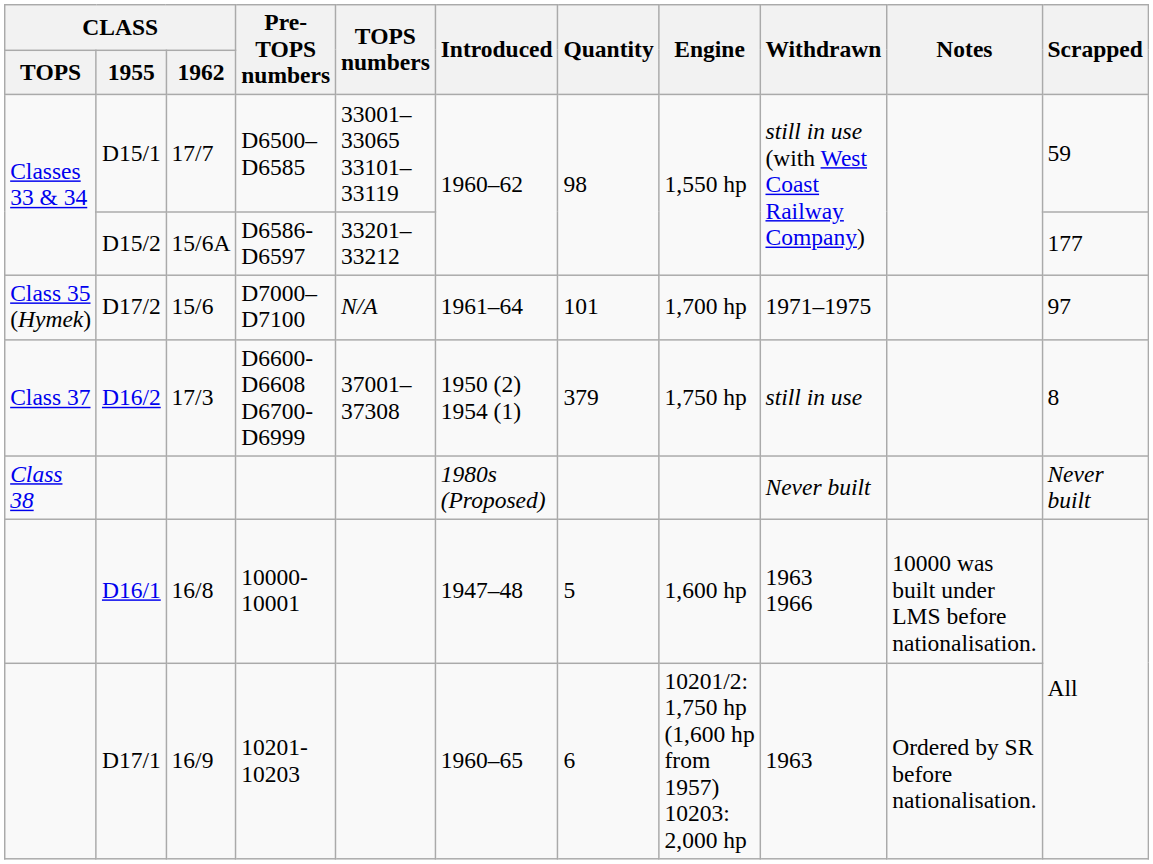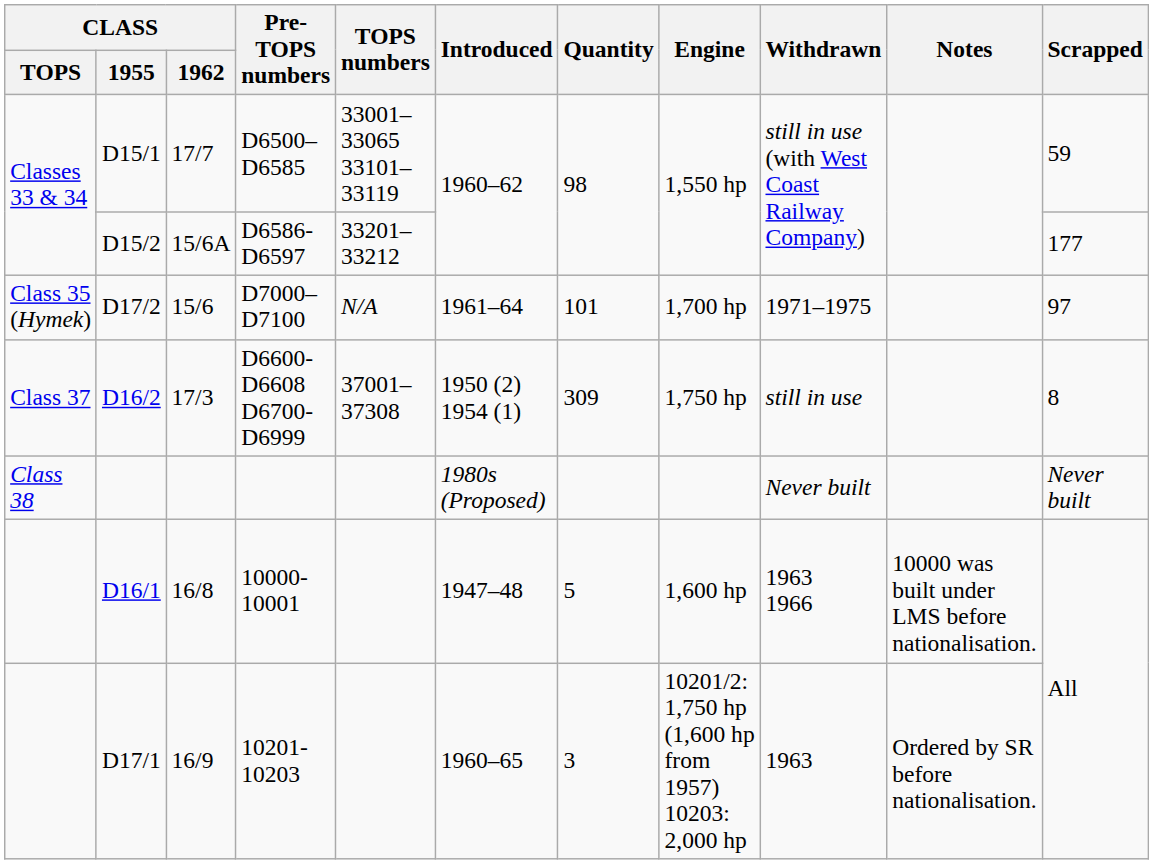(581, 397) 379 -> (581, 397) 309
(569, 760) 6 -> (569, 760) 3
